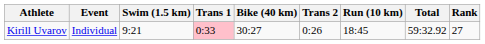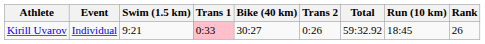columns swapped: (373, 13) <-> (427, 13)
(457, 30) 27 -> (457, 30) 26
